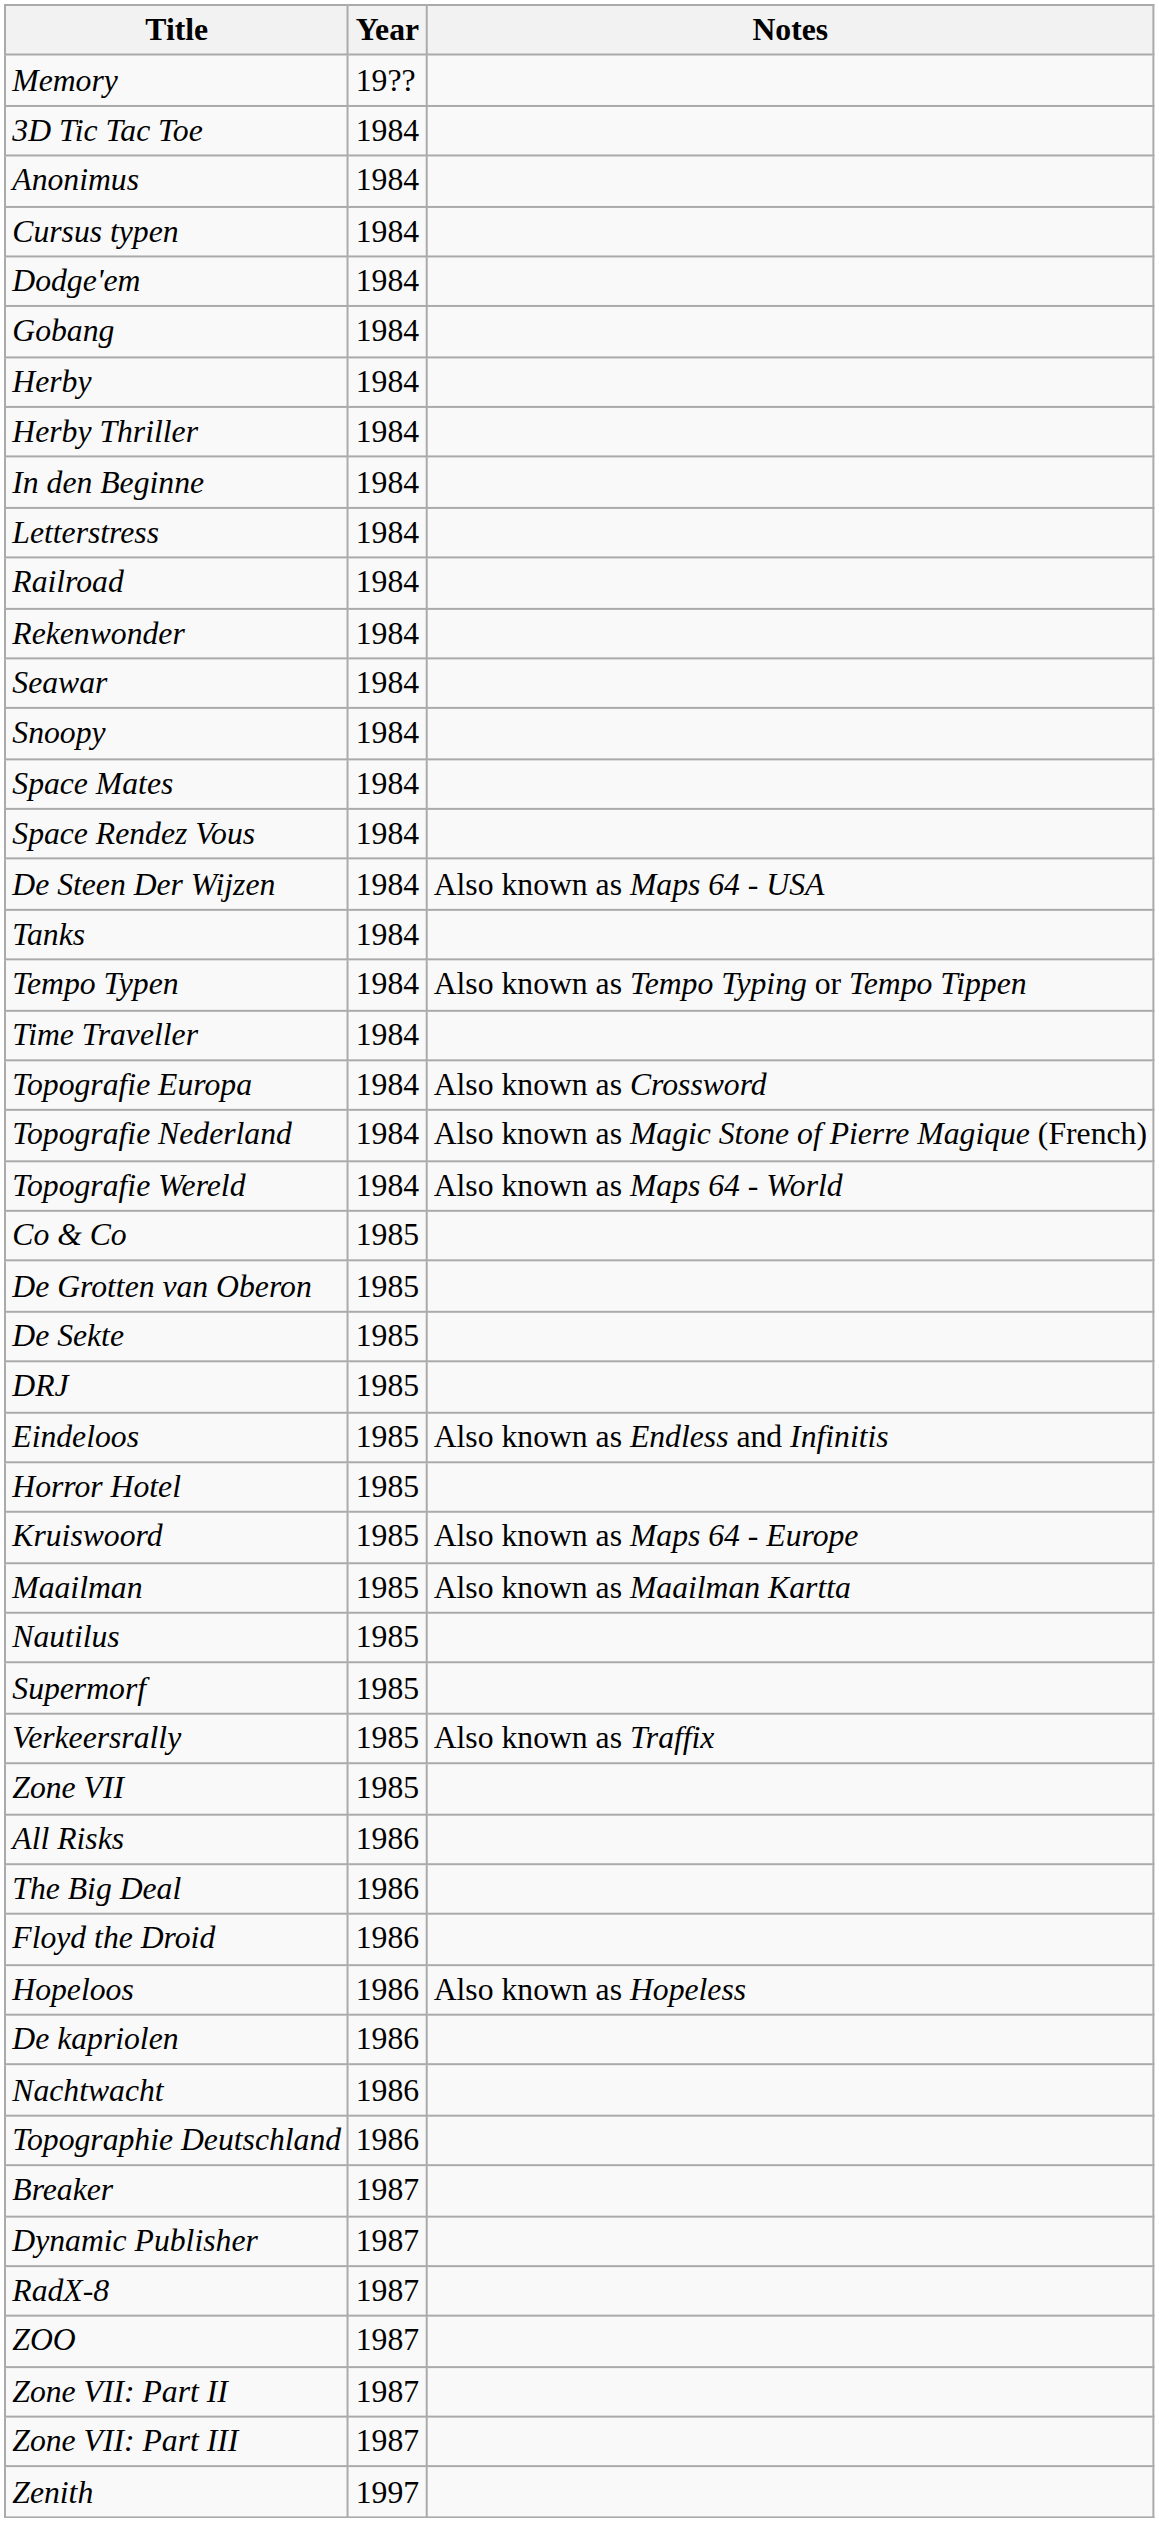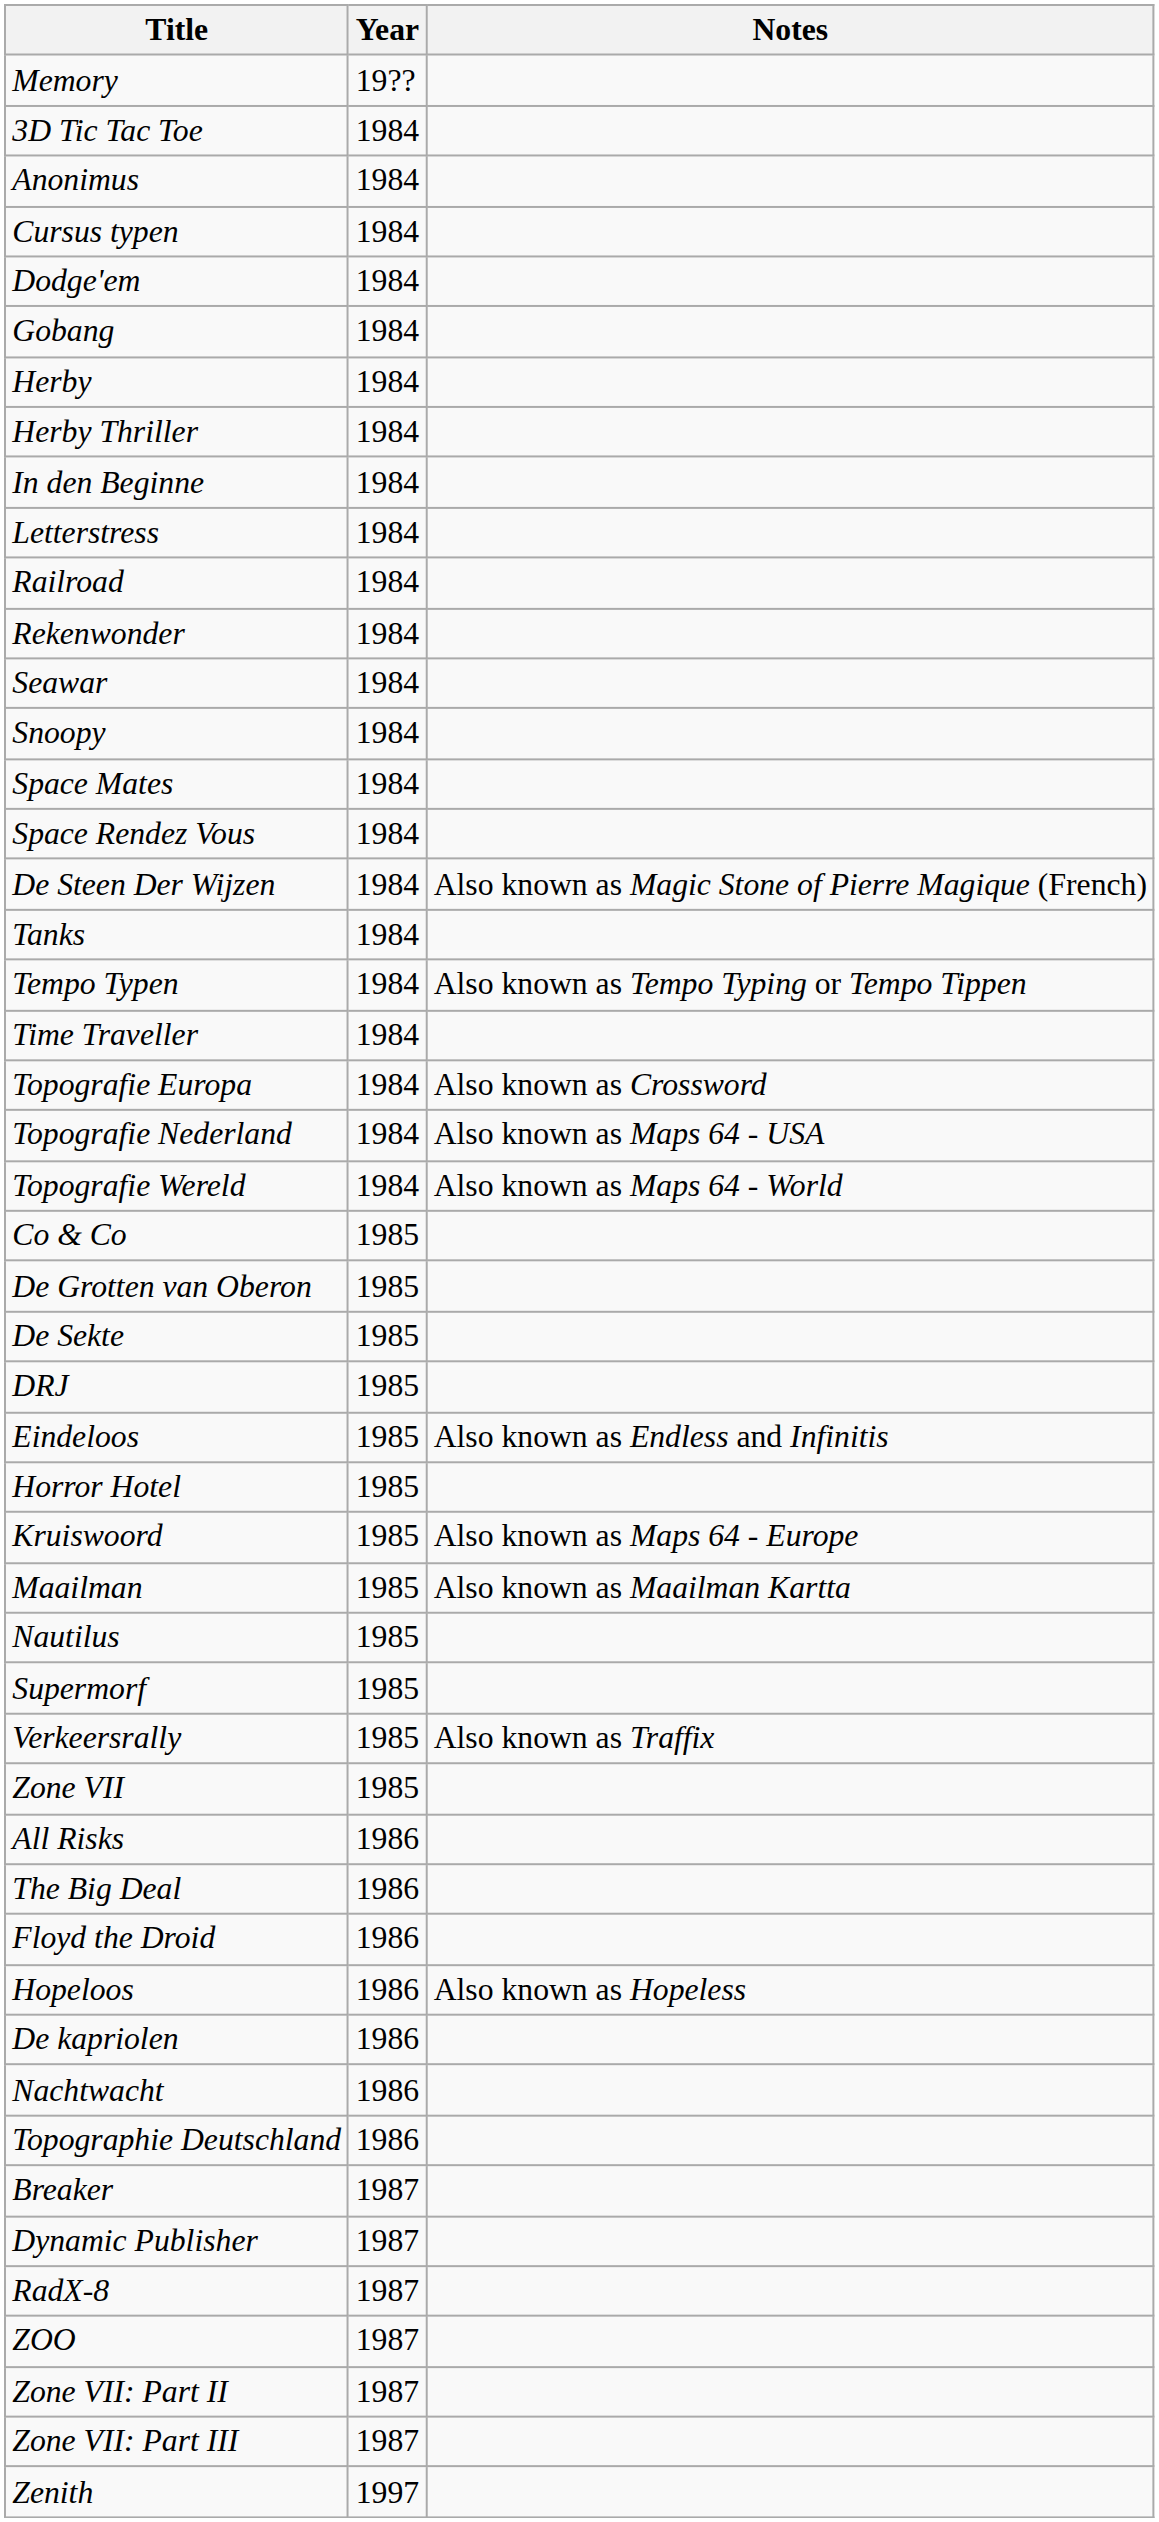(629, 883) Also known as Maps 64 - USA -> (790, 883) Also known as Magic Stone of Pierre Magique (French)
(790, 1134) Also known as Magic Stone of Pierre Magique (French) -> (629, 1134) Also known as Maps 64 - USA
